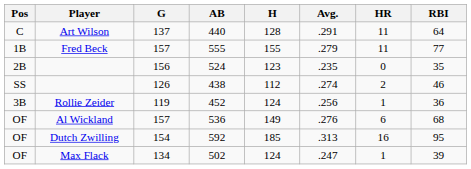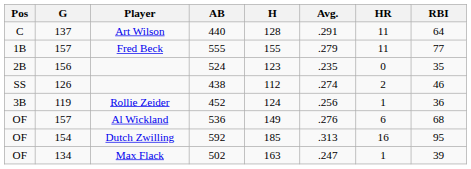columns swapped: (84, 13) <-> (161, 13)
(272, 155) 124 -> (272, 155) 163
